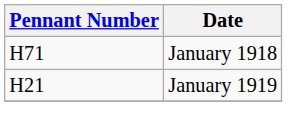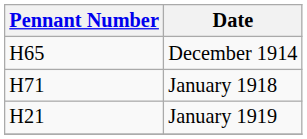+ row: (233, 52)
